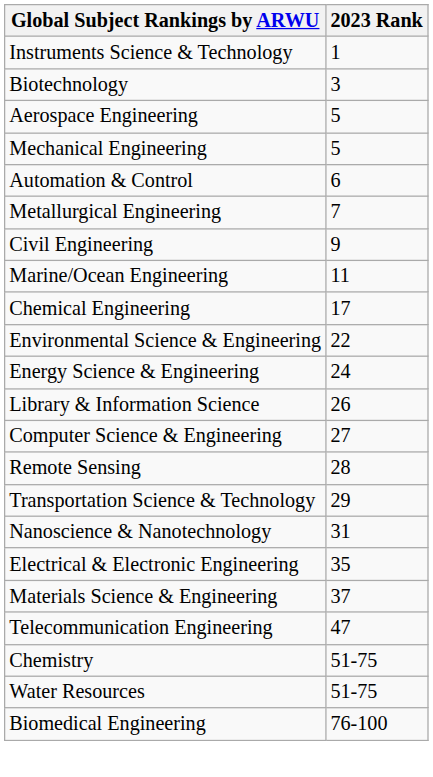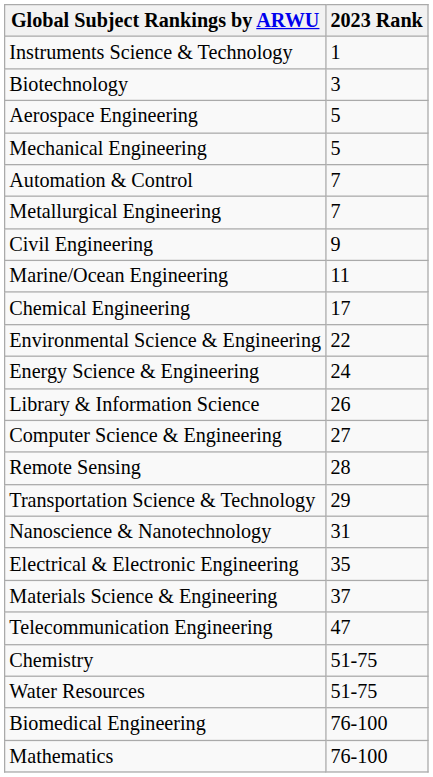(335, 180) 6 -> (335, 180) 7
+ row: (61, 755)
